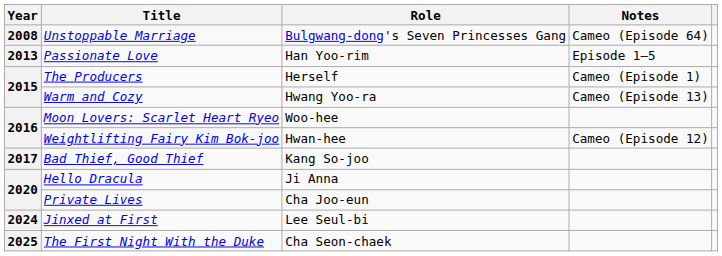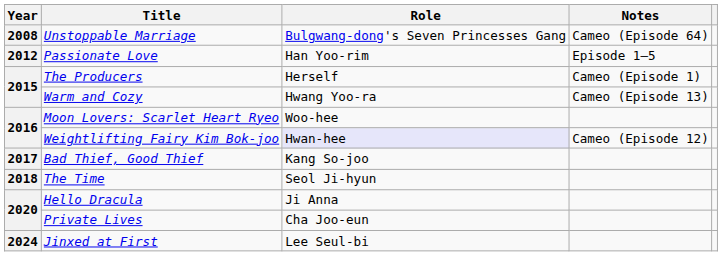(23, 56) 2013 -> (23, 56) 2012
(316, 138) no background -> (316, 138) lavender background
+ row: (74, 179)
- row: (154, 241)
